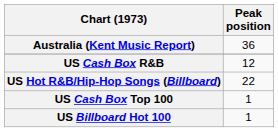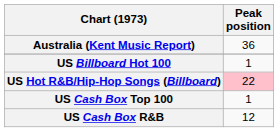rows swapped: (114, 117) <-> (114, 63)
(248, 81) no background -> (248, 81) pink background
